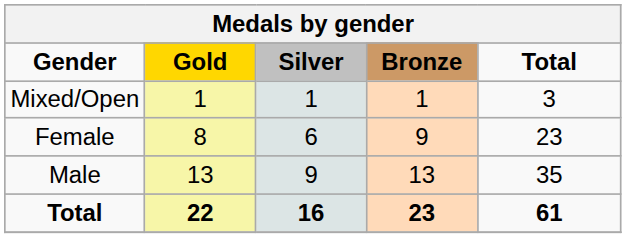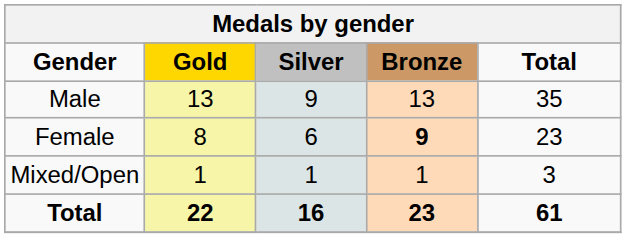rows swapped: (75, 175) <-> (75, 100)
(422, 137) normal -> (422, 137) bold
